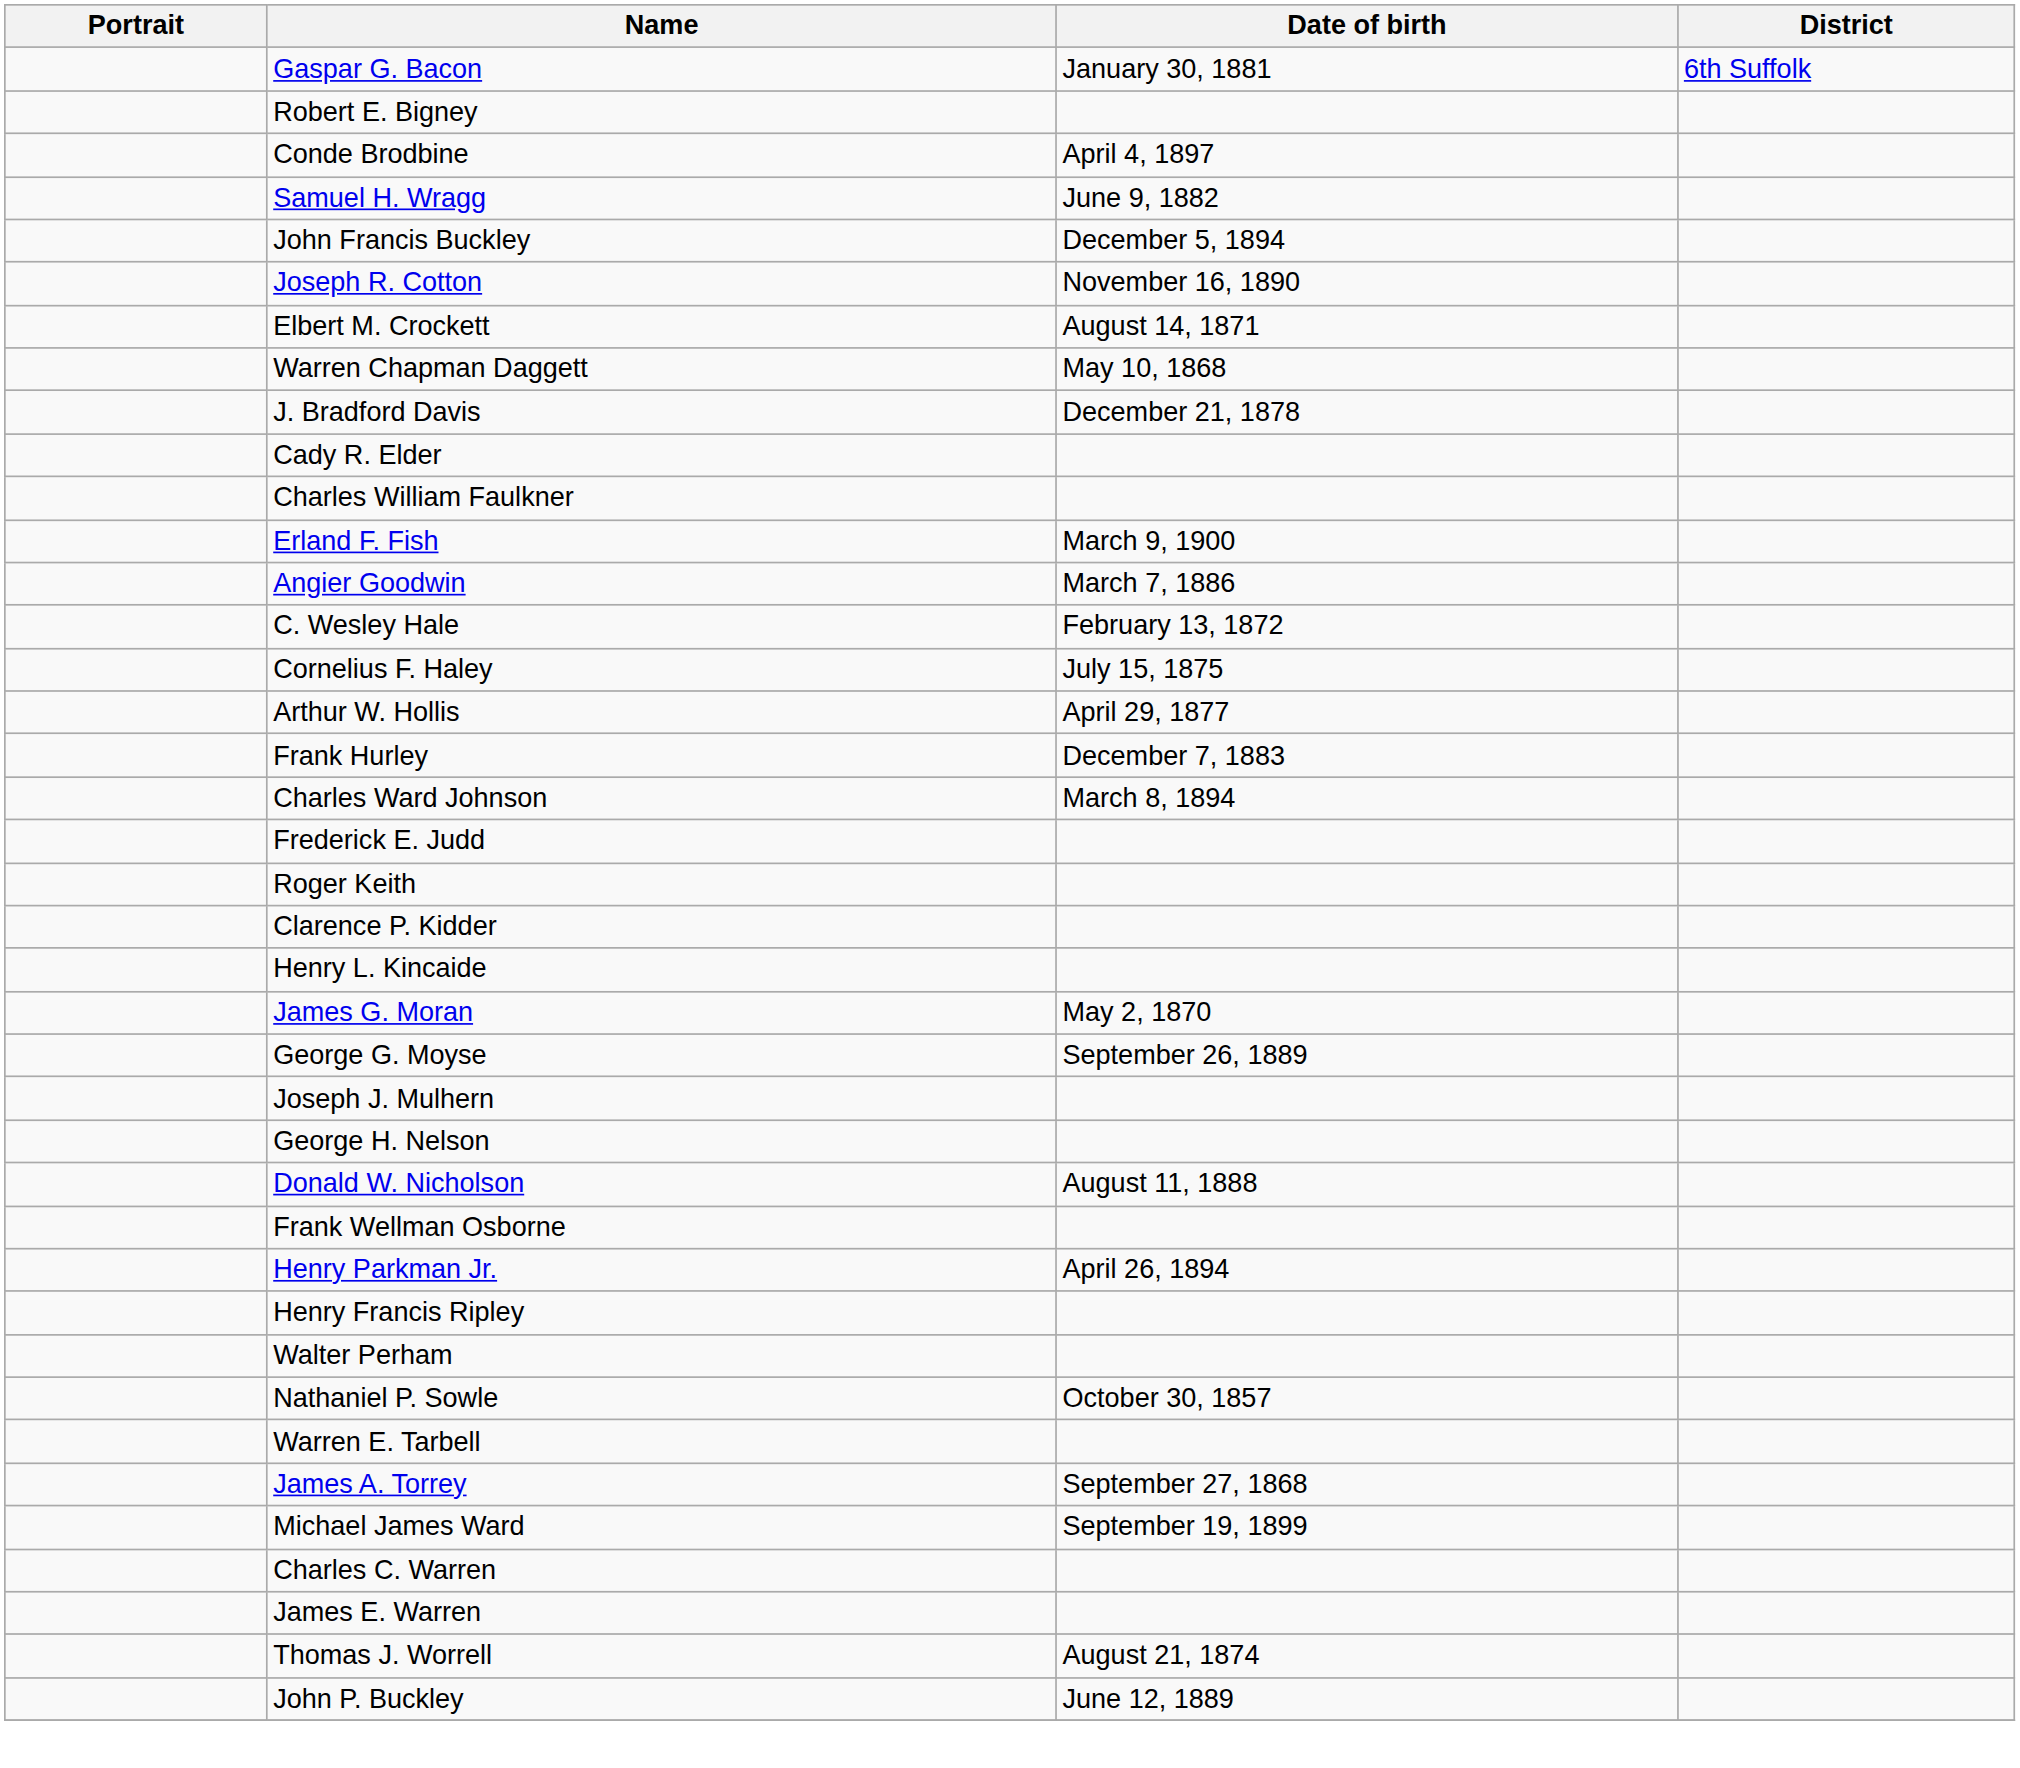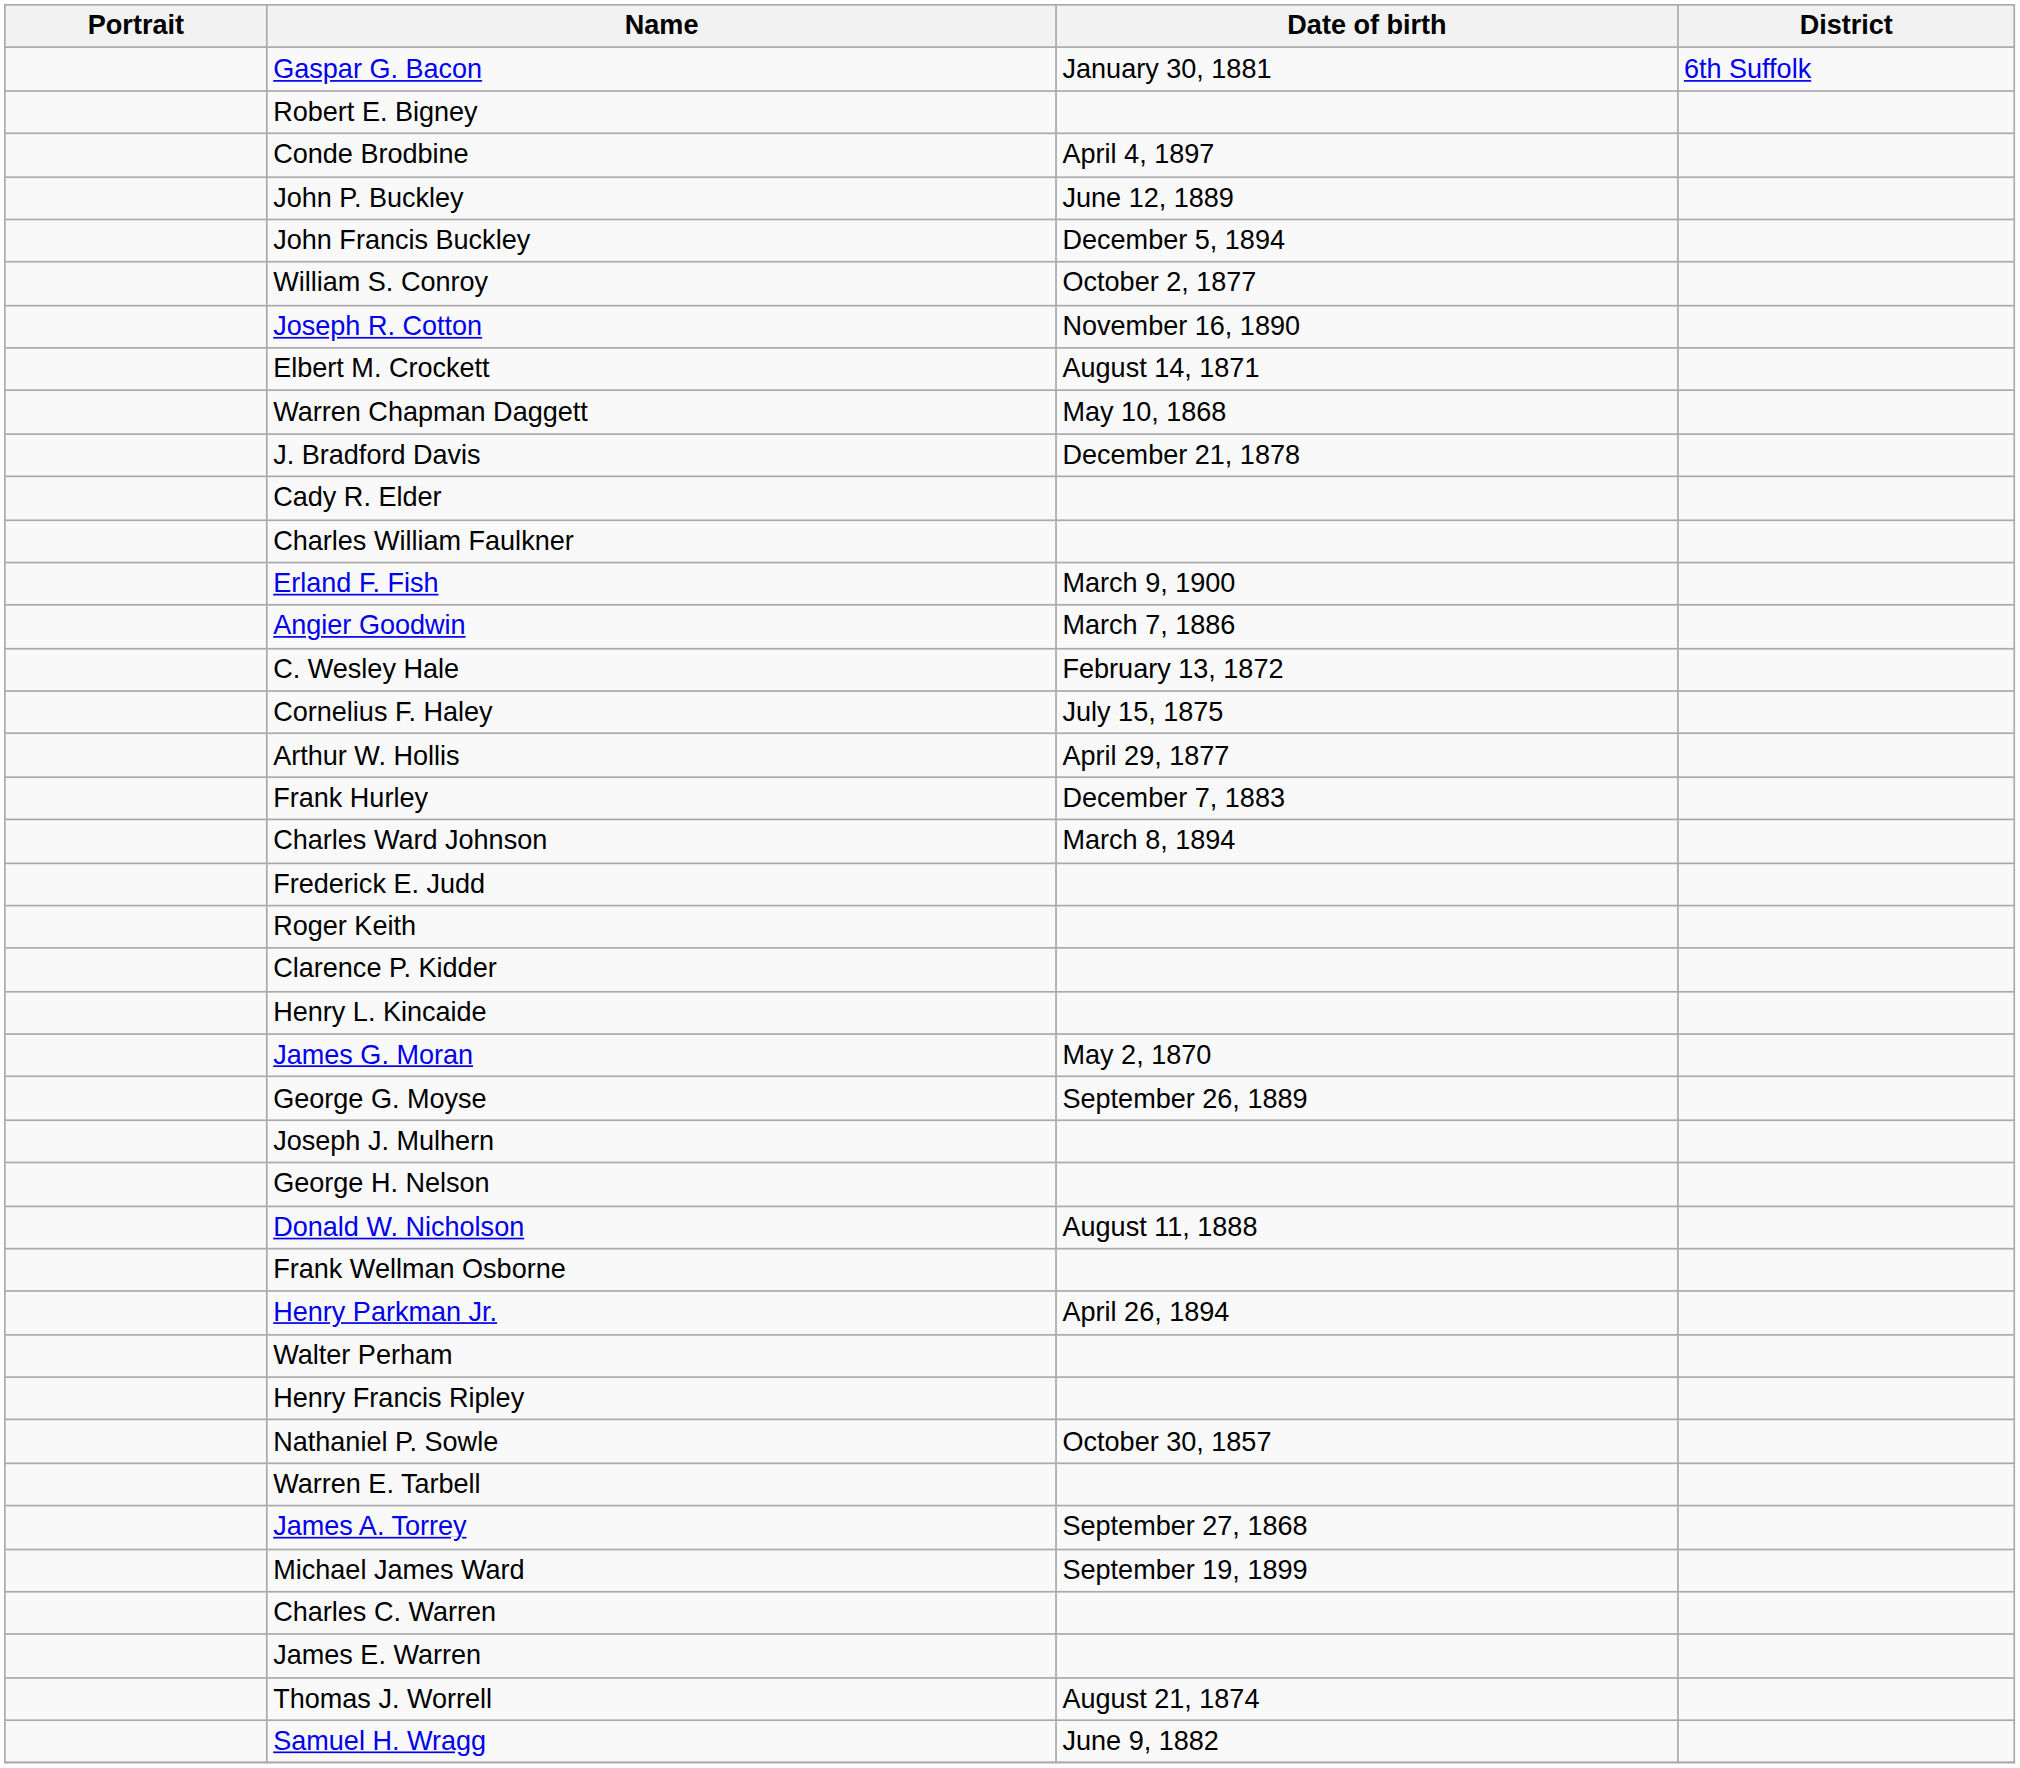rows swapped: (368, 1698) <-> (380, 197)
+ row: (381, 283)
rows swapped: (363, 1355) <-> (399, 1312)
